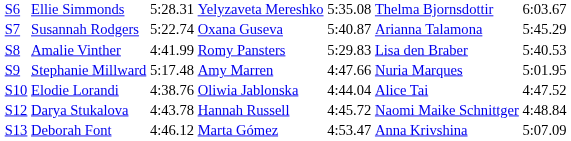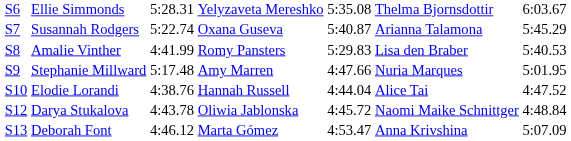(248, 90) Oliwia Jablonska -> (244, 90) Hannah Russell
(244, 110) Hannah Russell -> (248, 110) Oliwia Jablonska
